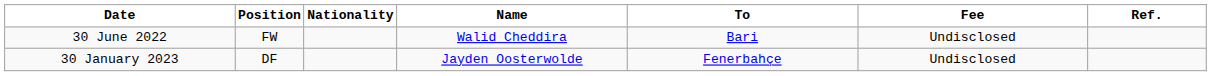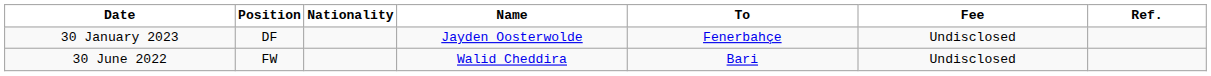rows swapped: (120, 37) <-> (120, 59)
